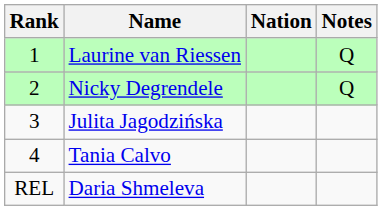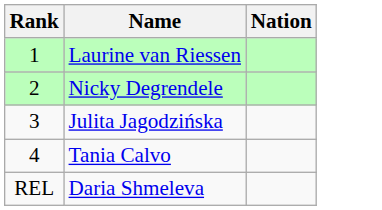- column: (347, 21)
